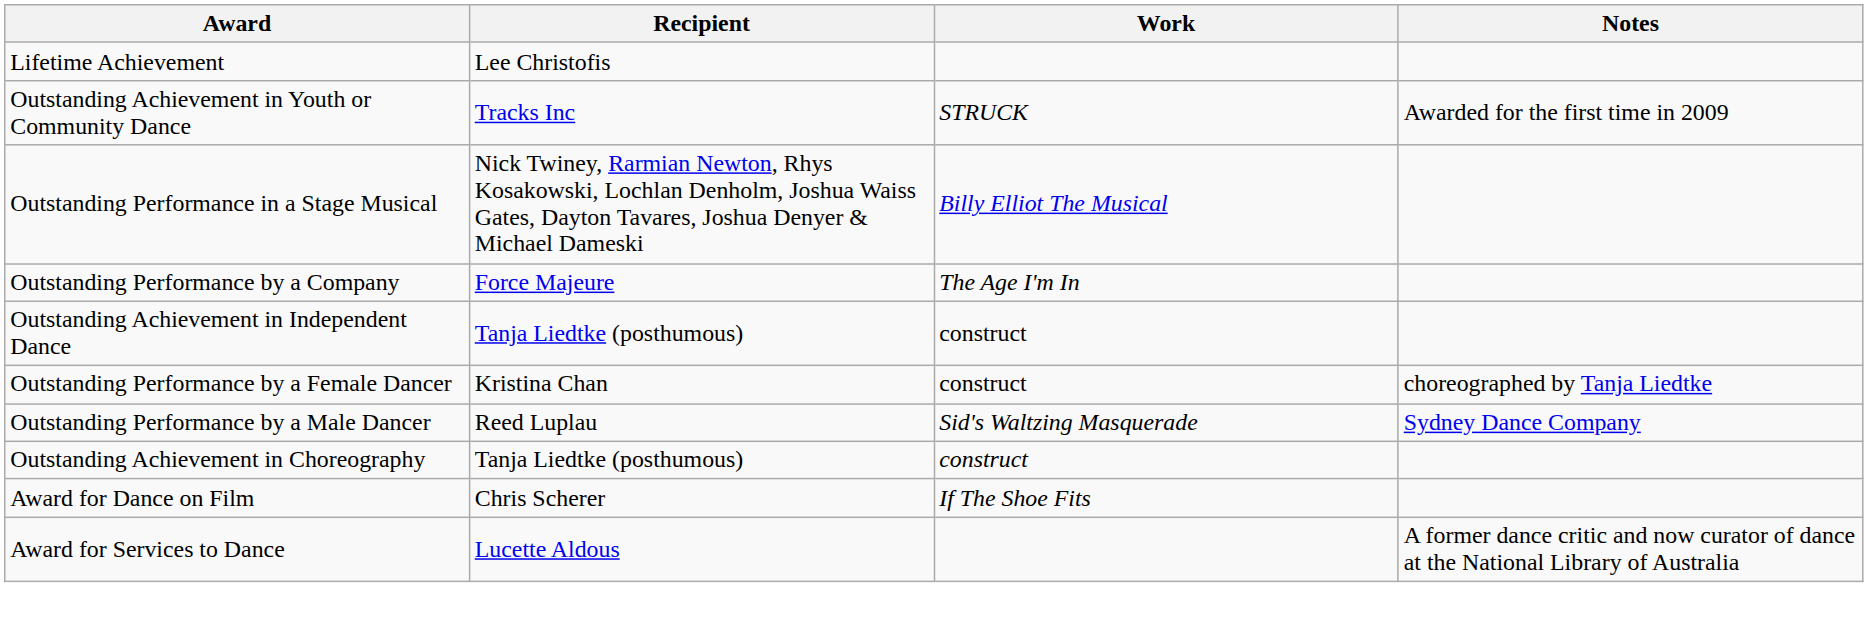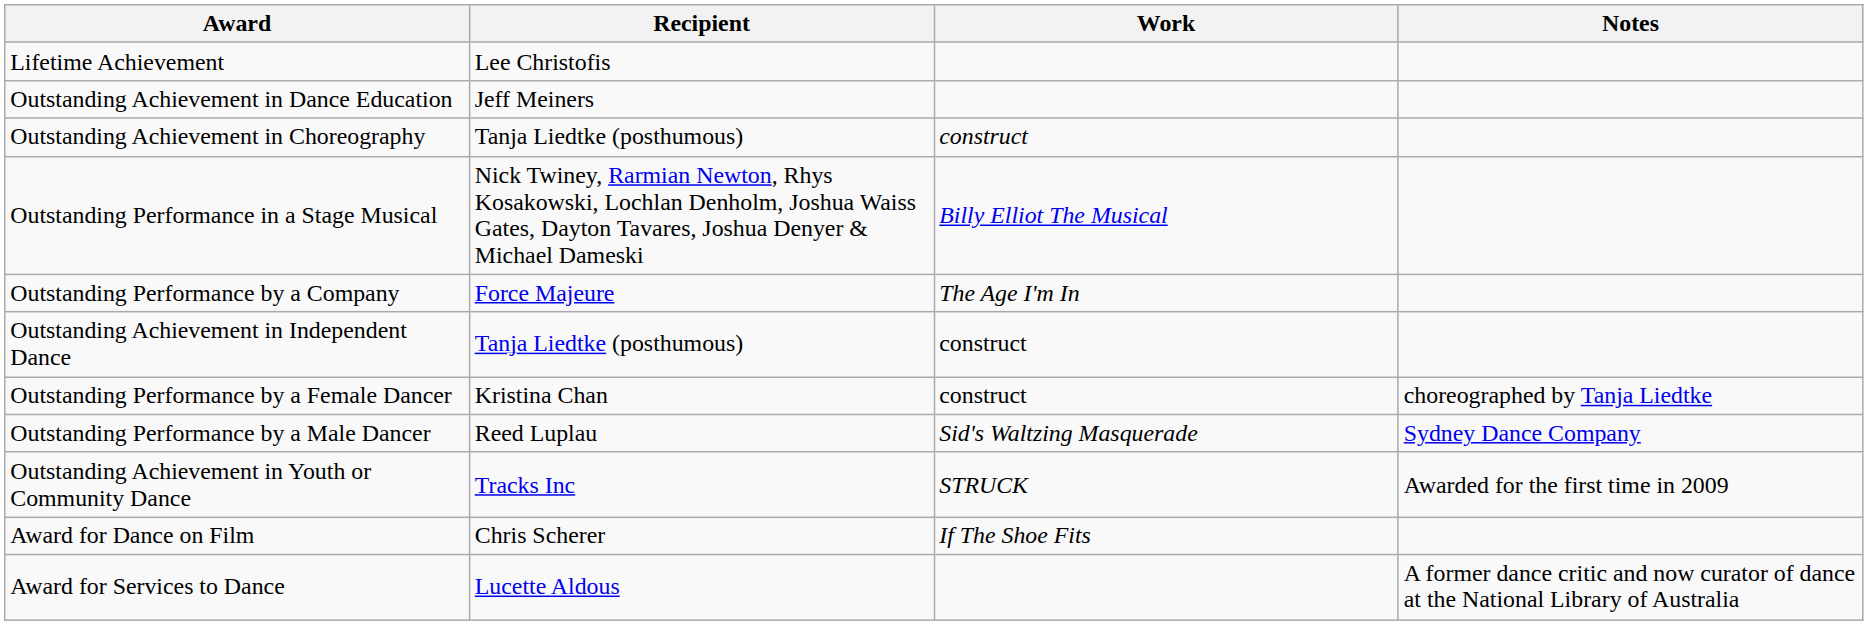+ row: (231, 99)
rows swapped: (191, 112) <-> (218, 459)
